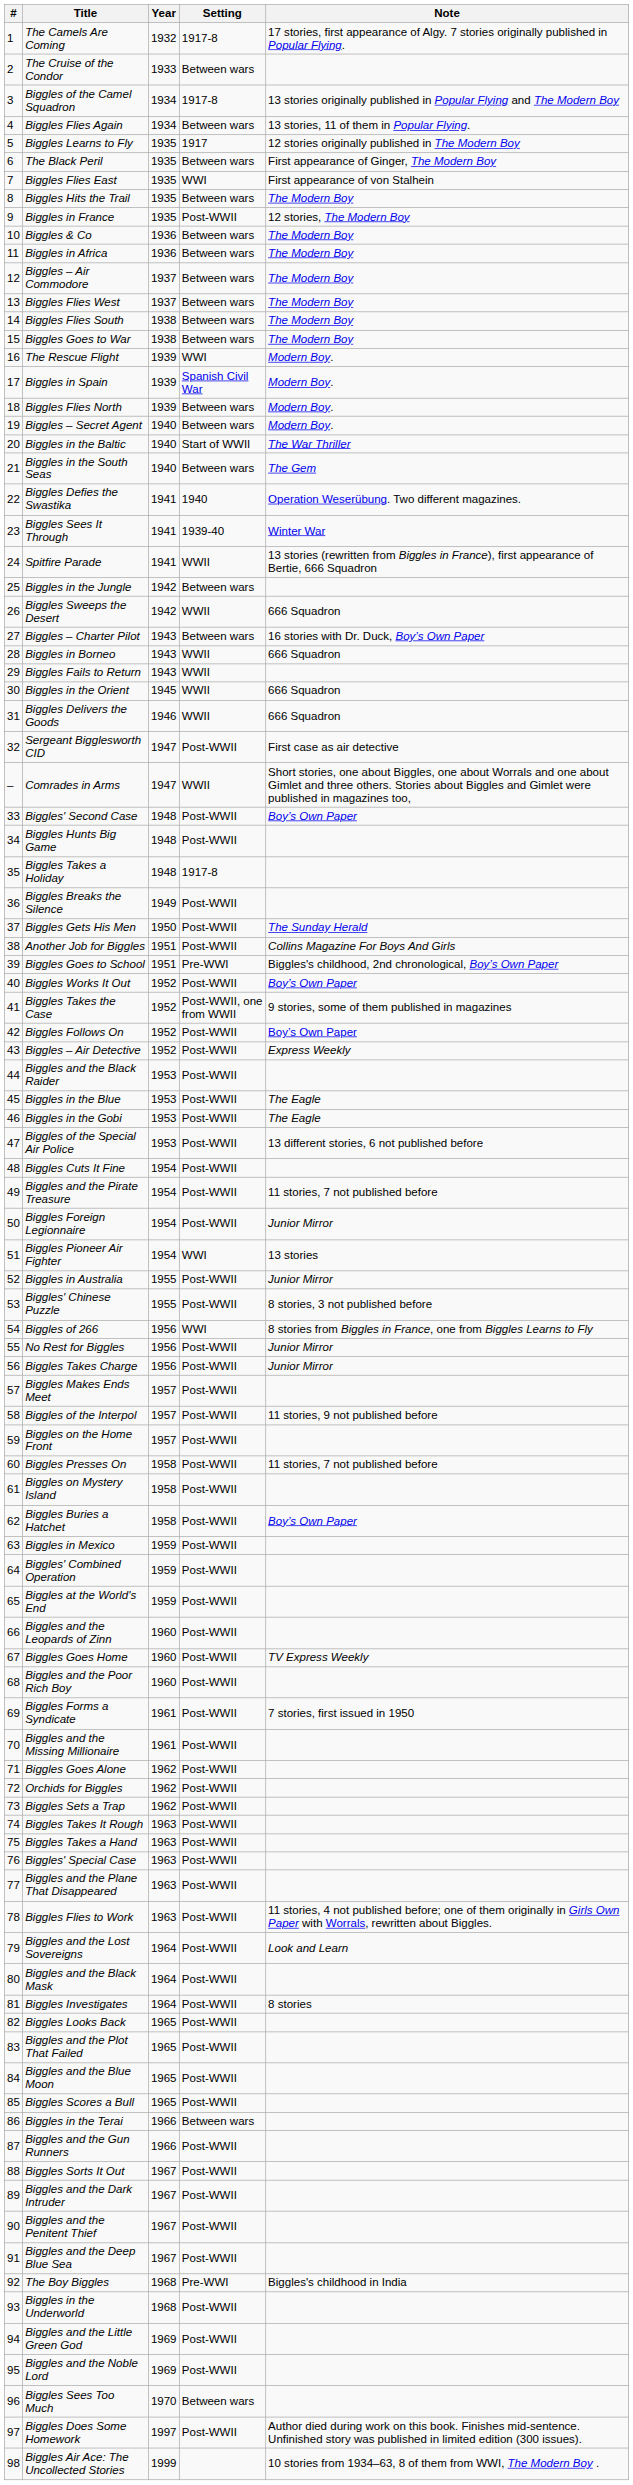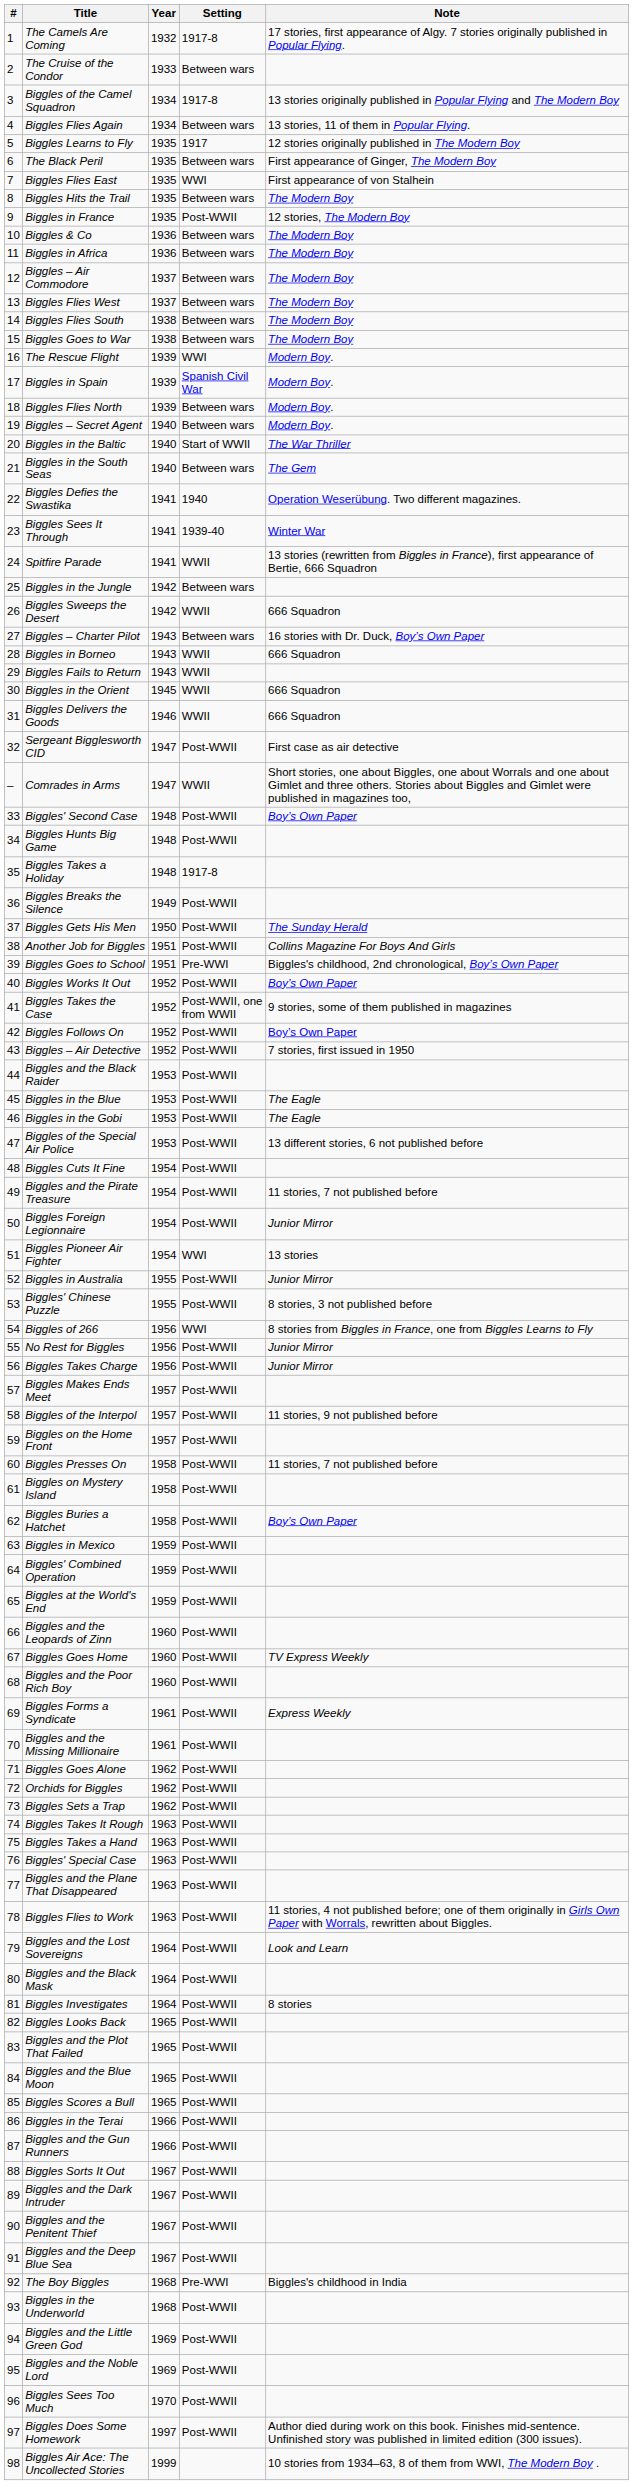(309, 1050) Express Weekly -> (341, 1050) 7 stories, first issued in 1950
(341, 1713) 7 stories, first issued in 1950 -> (309, 1713) Express Weekly
(218, 2121) Between wars -> (209, 2121) Post-WWII
(218, 2401) Between wars -> (209, 2401) Post-WWII
